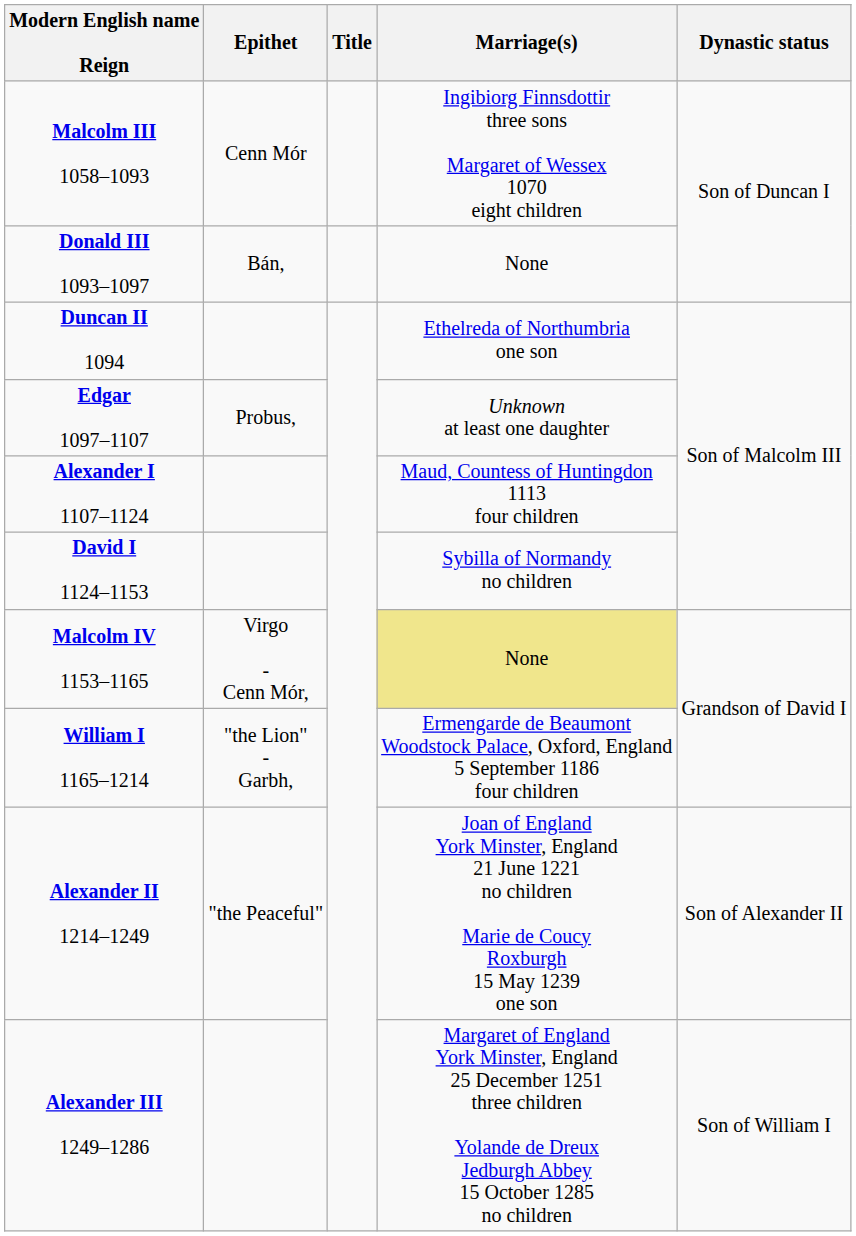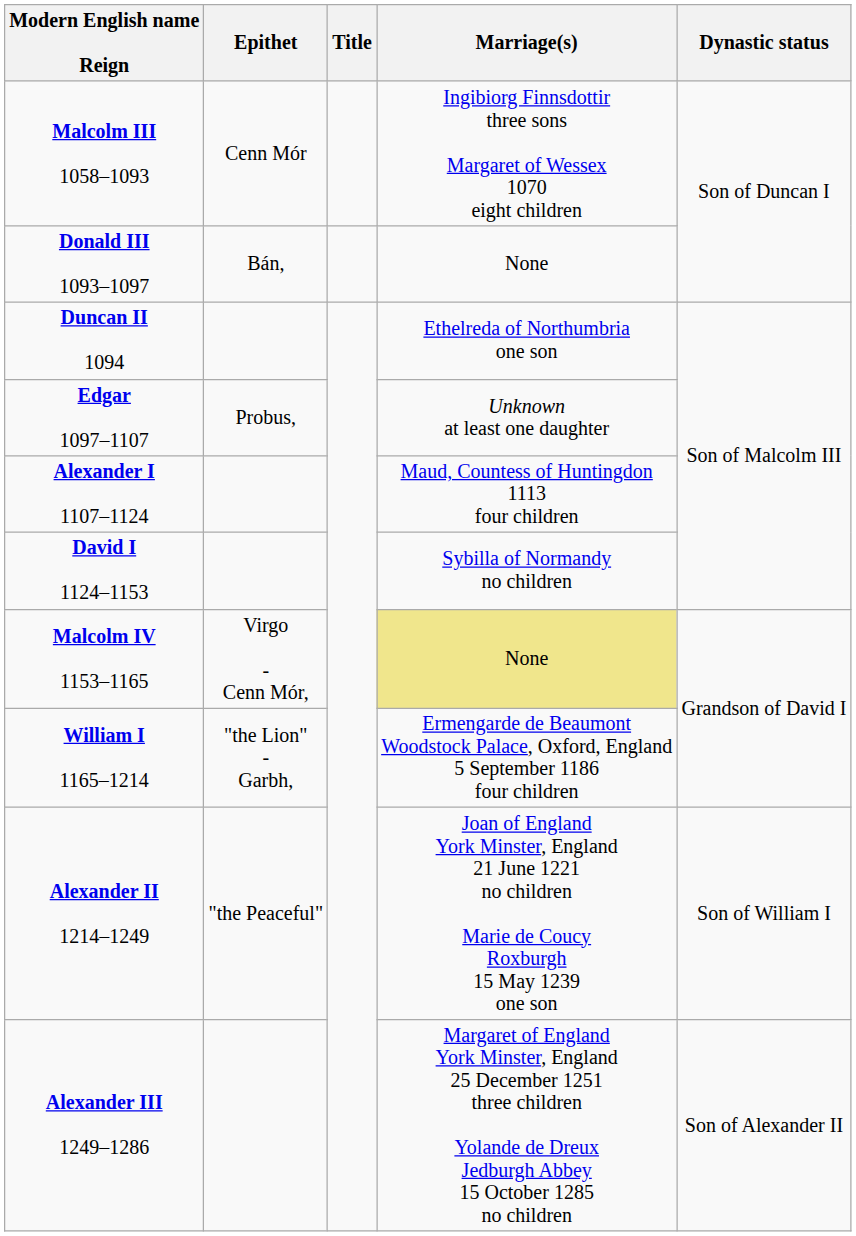(764, 913) Son of Alexander II -> (764, 913) Son of William I
(764, 1125) Son of William I -> (764, 1125) Son of Alexander II
